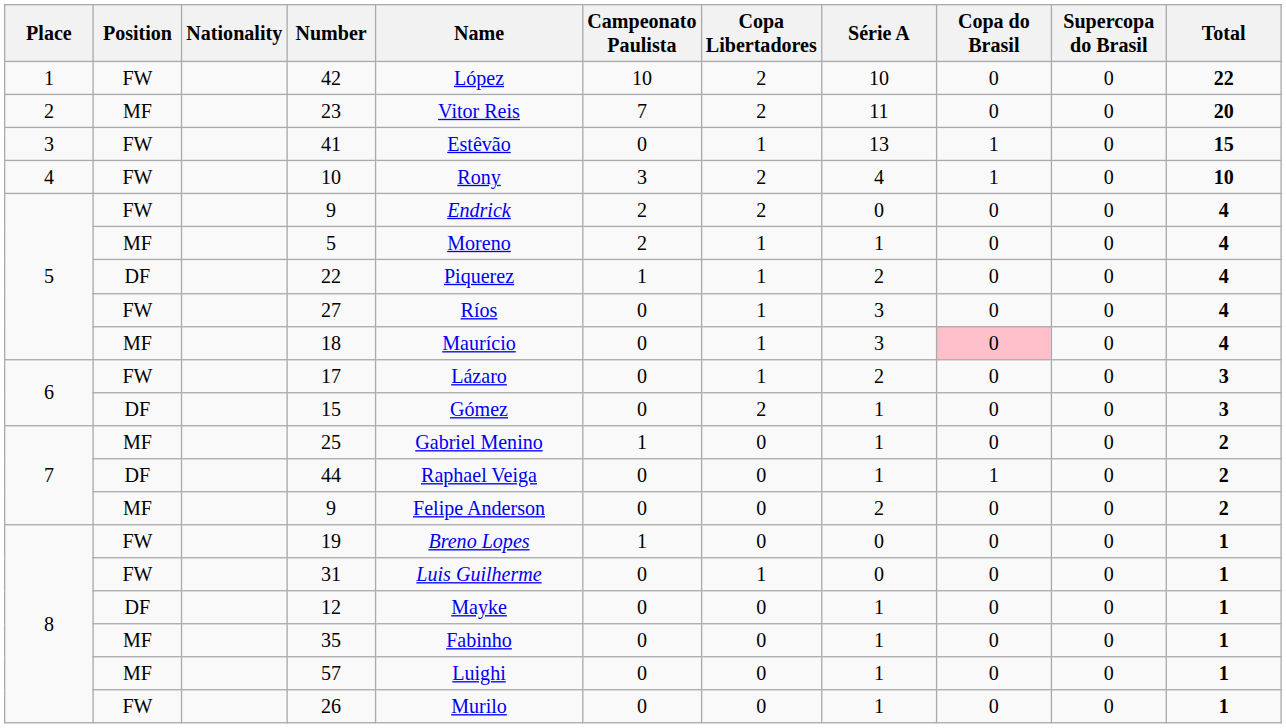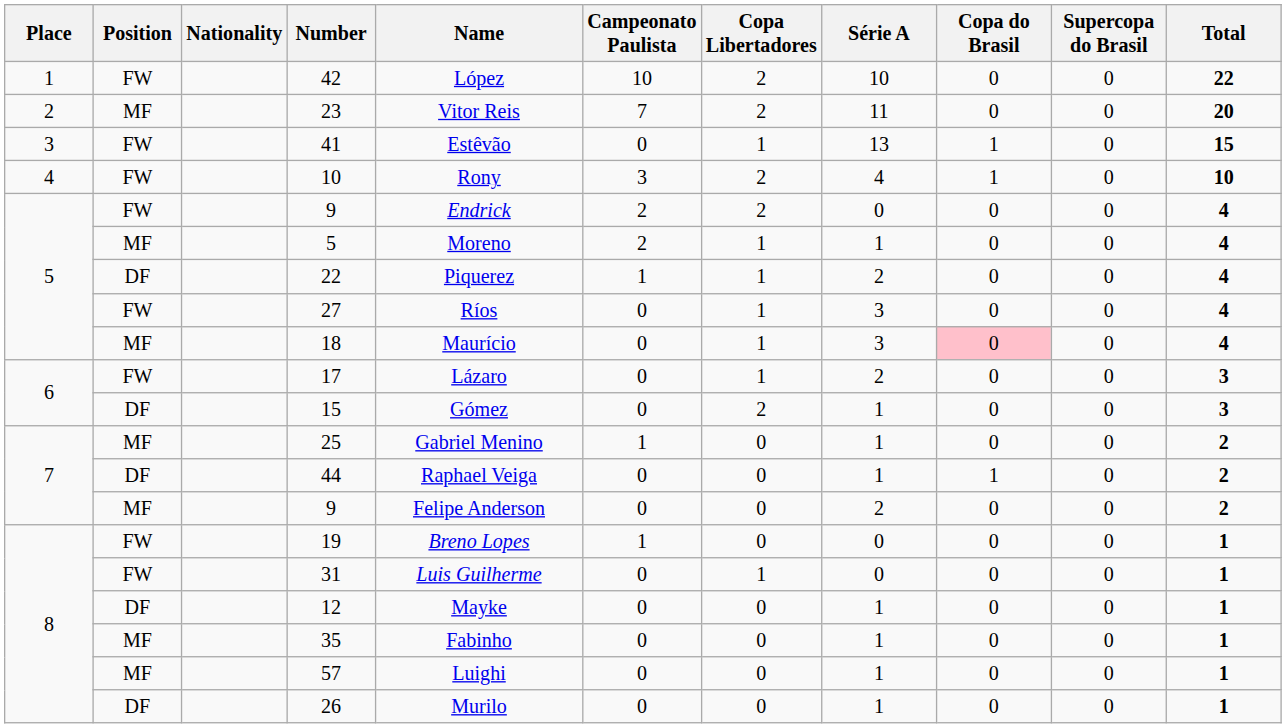(137, 706) FW -> (137, 706) DF
